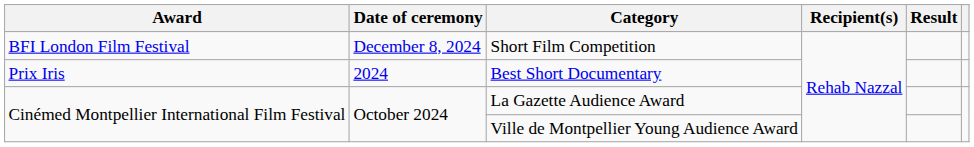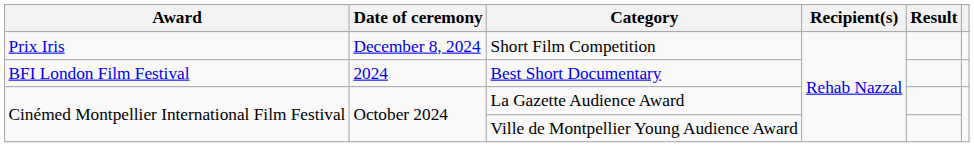(99, 45) BFI London Film Festival -> (37, 45) Prix Iris
(37, 73) Prix Iris -> (99, 73) BFI London Film Festival
